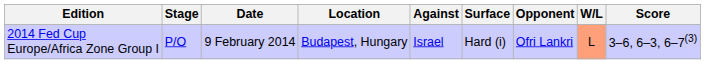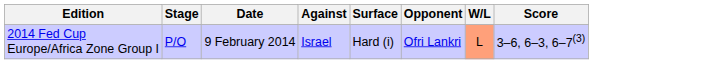- column: (354, 14)
